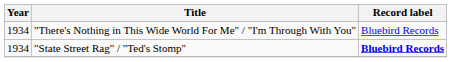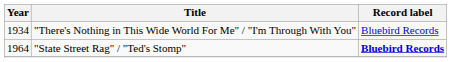(18, 48) 1934 -> (18, 48) 1964
